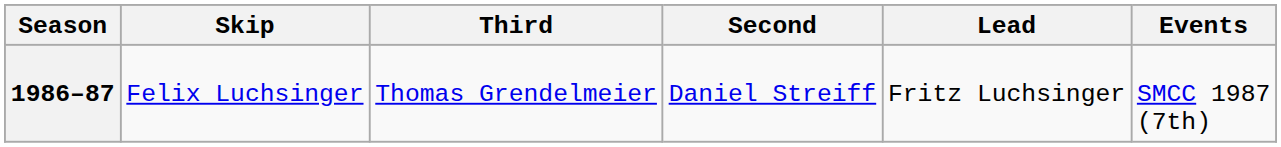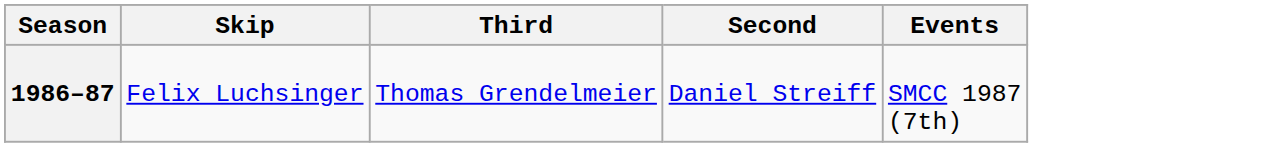- column: (1007, 25)
